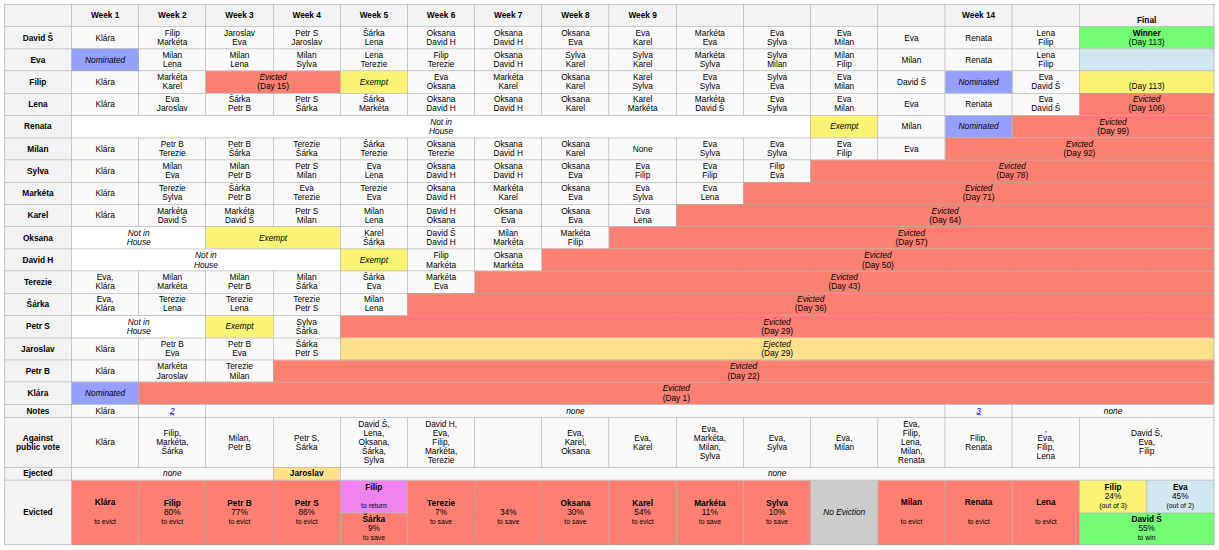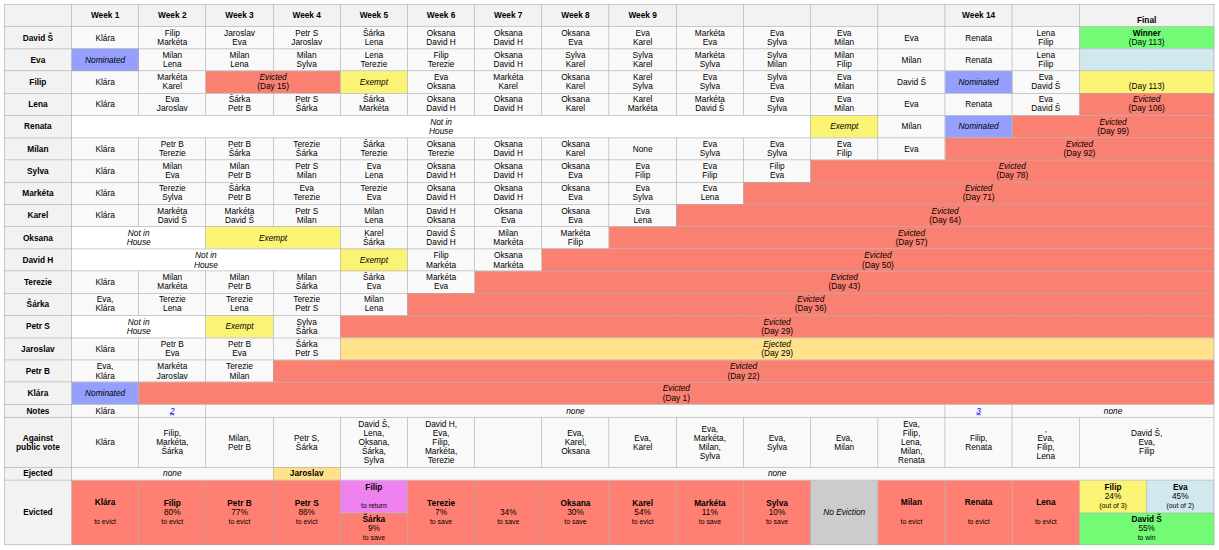(508, 193) Markéta Karel -> (508, 193) Oksana David H
(105, 282) Eva, Klára -> (105, 282) Klára
(105, 371) Klára -> (105, 371) Eva, Klára
